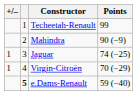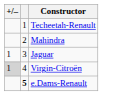- column: (115, 11)
(9, 68) no background -> (9, 68) lightgrey background
